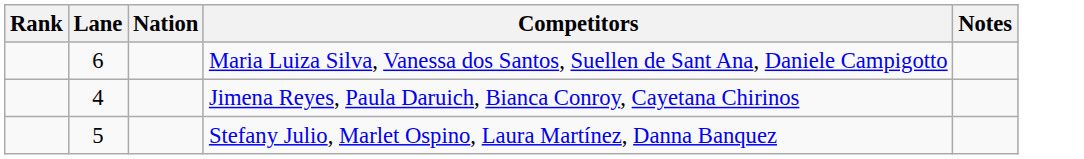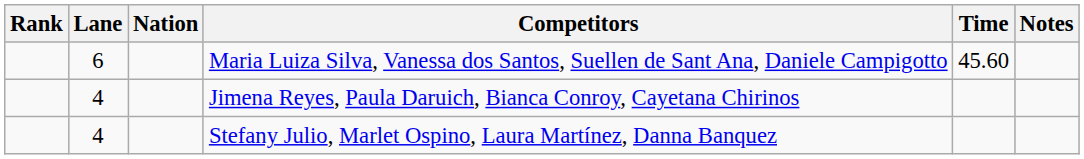+ column: (984, 23)
(98, 135) 5 -> (98, 135) 4
